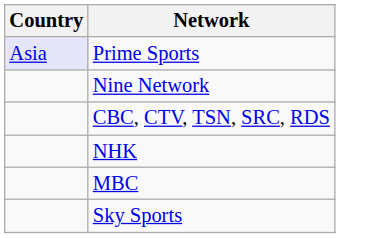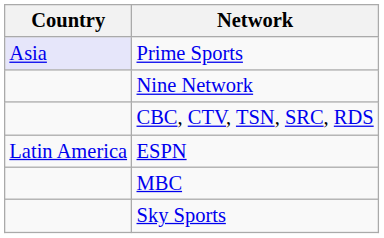- row: (115, 150)
+ row: (162, 150)
